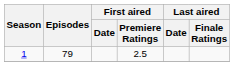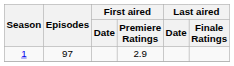(67, 54) 79 -> (67, 54) 97
(140, 54) 2.5 -> (140, 54) 2.9
